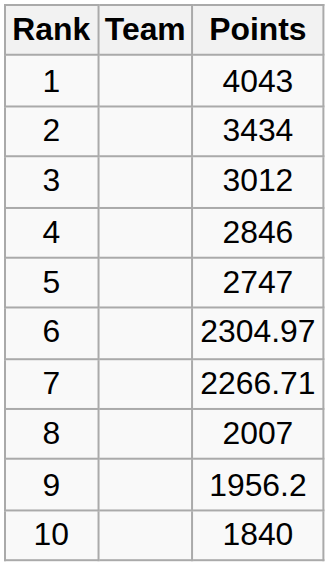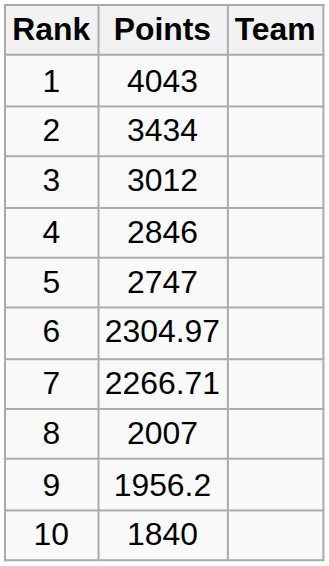columns swapped: (145, 29) <-> (258, 29)
